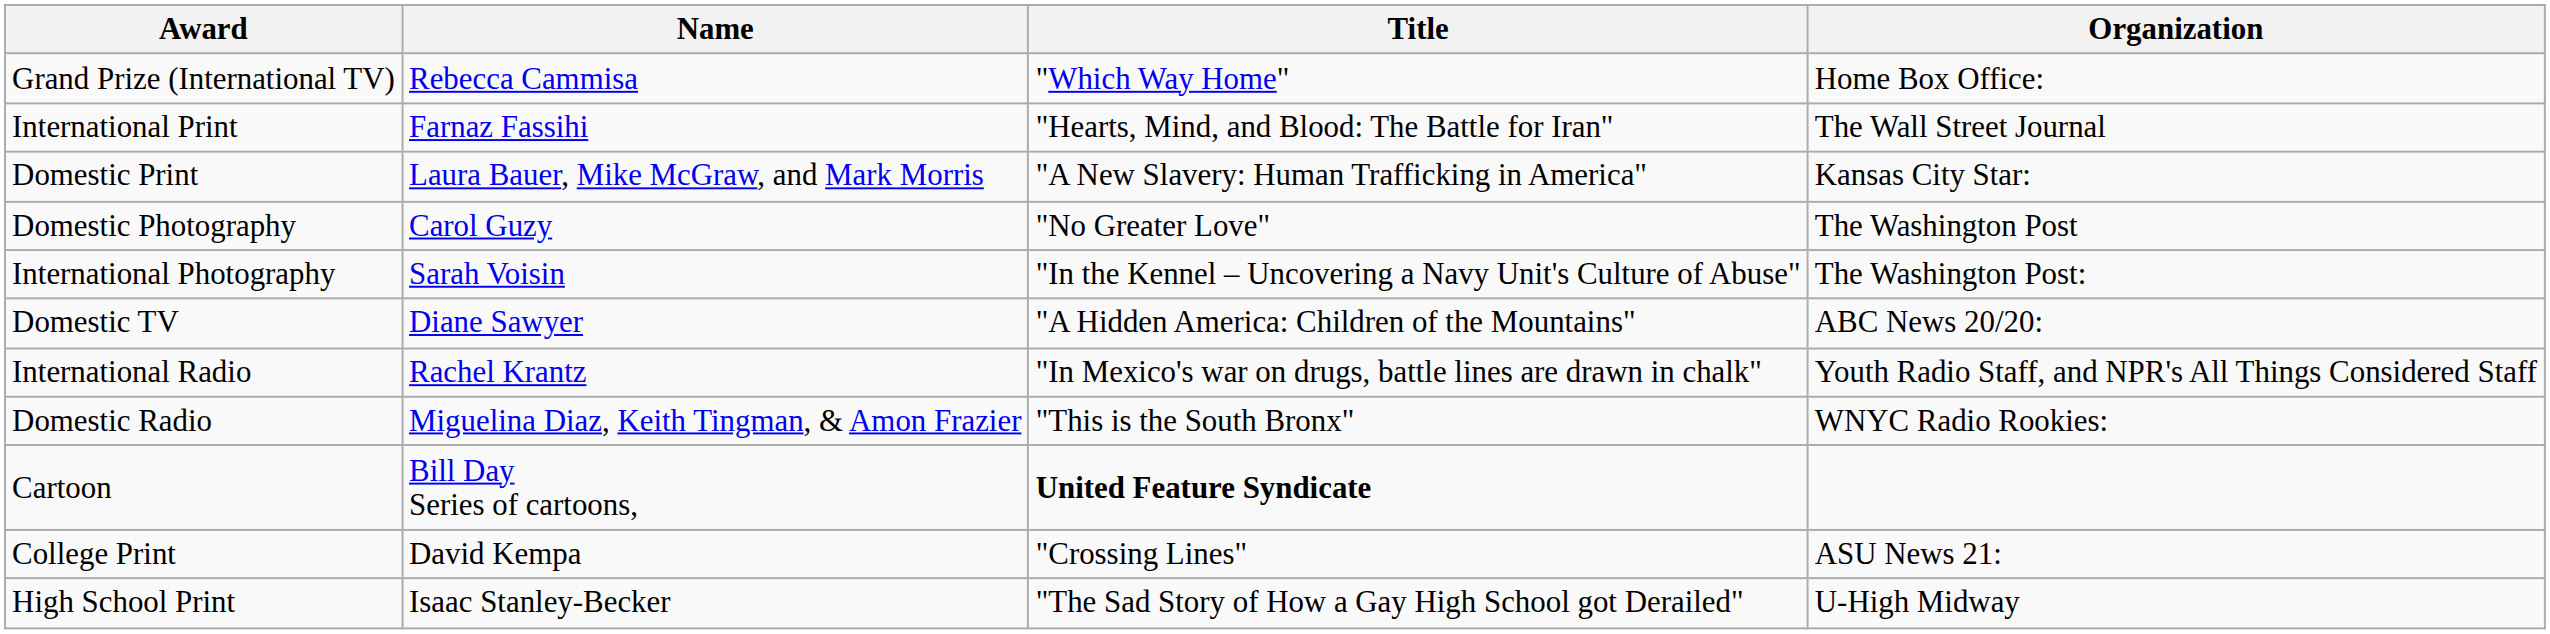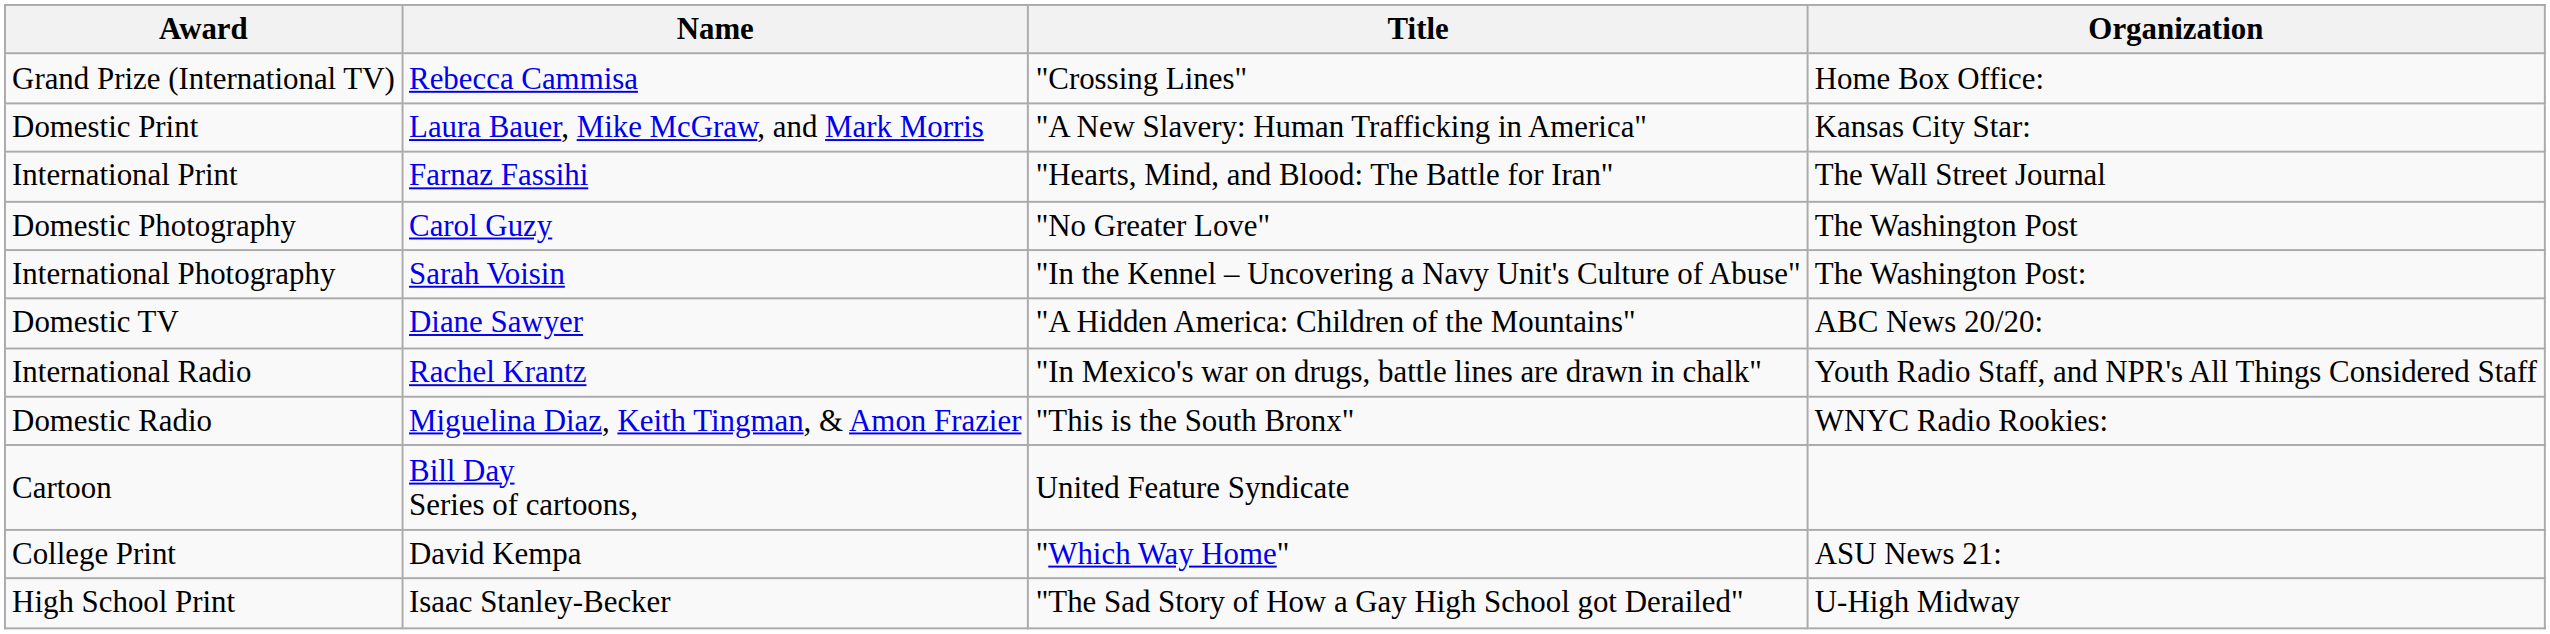(1163, 77) "Which Way Home" -> (1141, 77) "Crossing Lines"
rows swapped: (105, 175) <-> (125, 126)
(1204, 487) bold -> (1193, 487) normal
(1141, 553) "Crossing Lines" -> (1163, 553) "Which Way Home"
